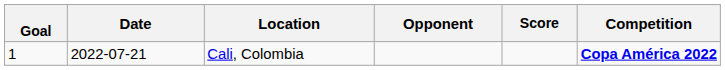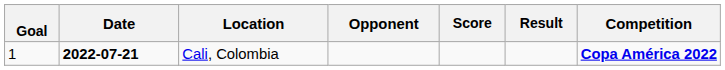+ column: (541, 24)
(109, 54) normal -> (101, 54) bold
